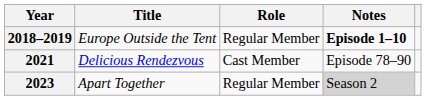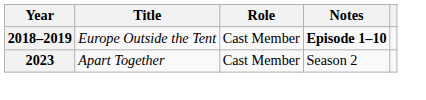(271, 38) Regular Member -> (261, 38) Cast Member
- row: (40, 60)
(271, 83) Regular Member -> (261, 60) Cast Member
(352, 83) lightgrey background -> (332, 60) no background
